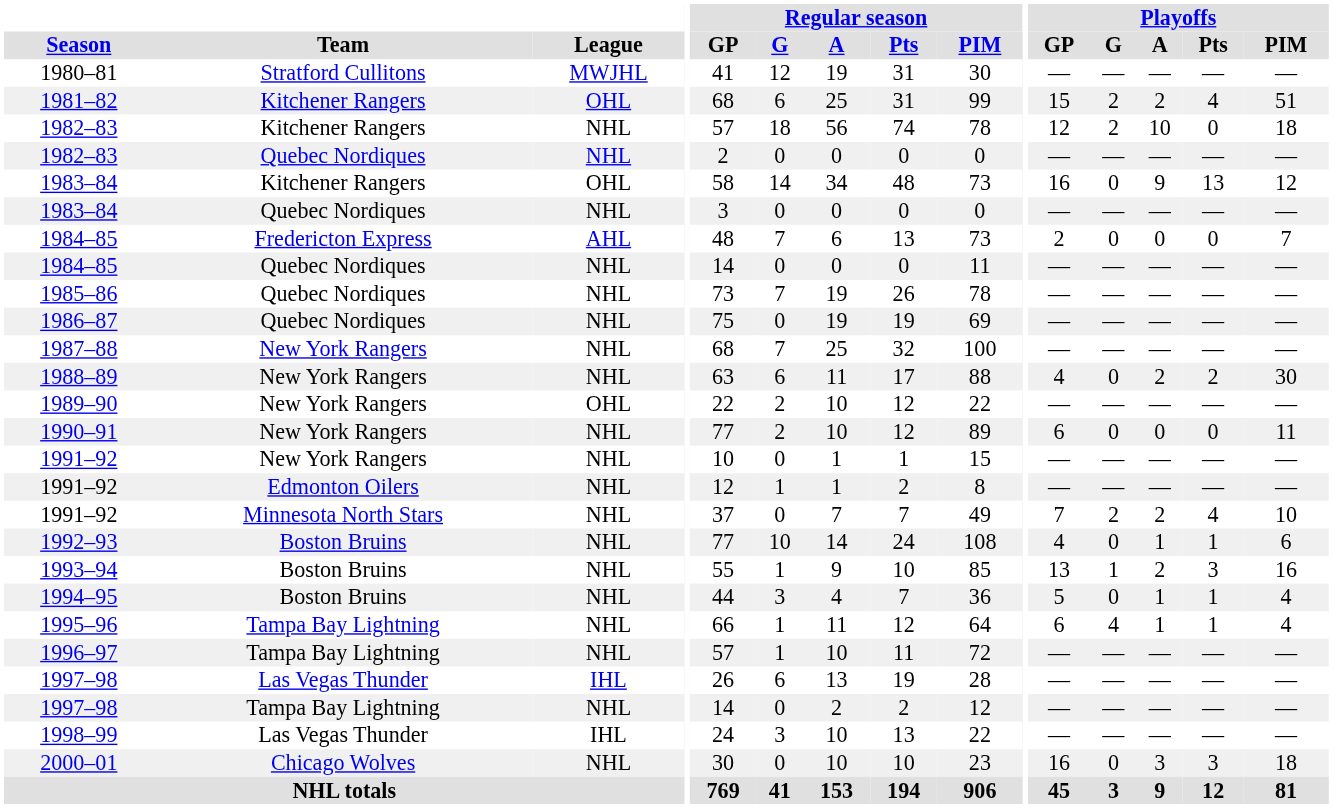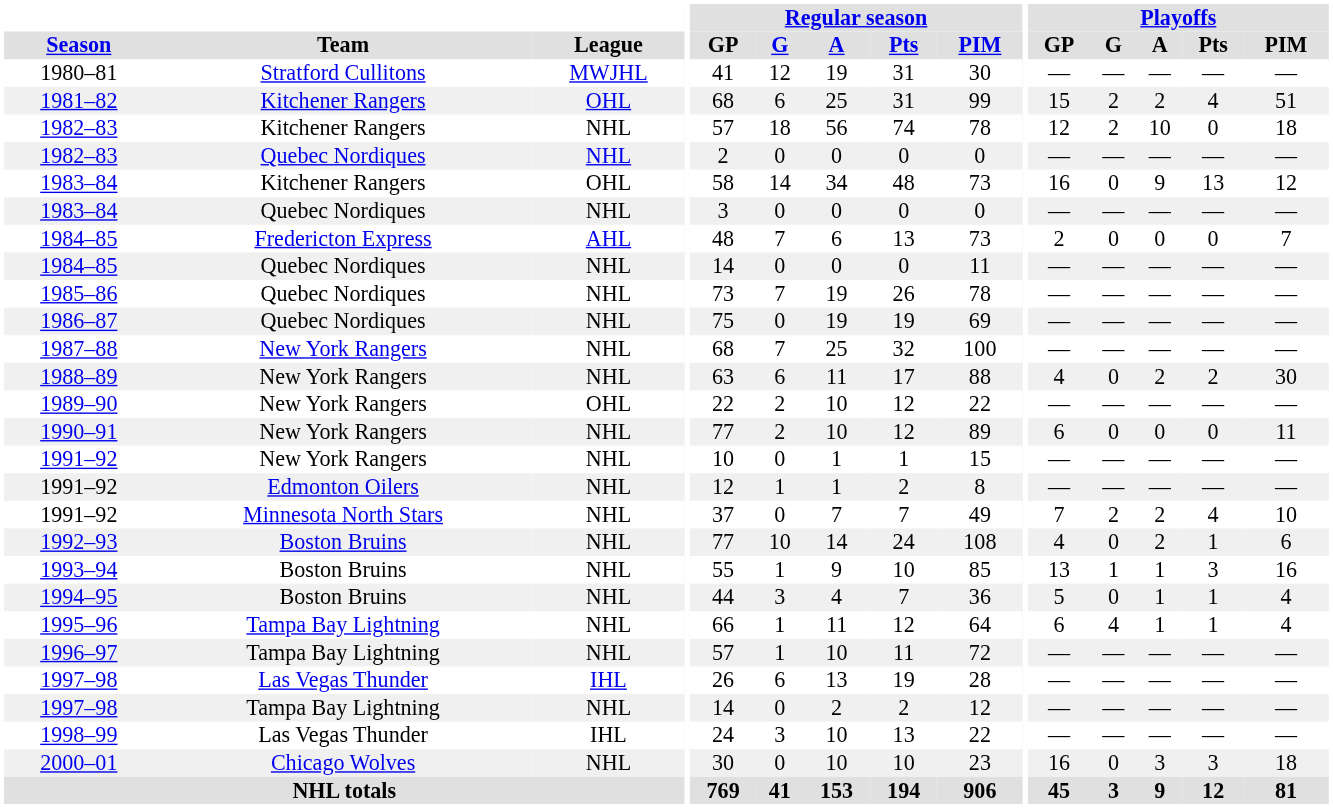(1160, 542) 1 -> (1160, 542) 2
(1160, 569) 2 -> (1160, 569) 1
